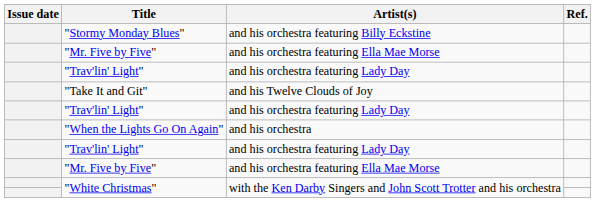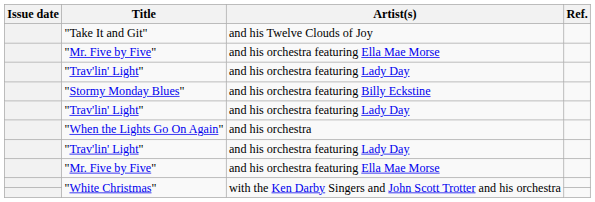rows swapped: (106, 91) <-> (125, 33)
